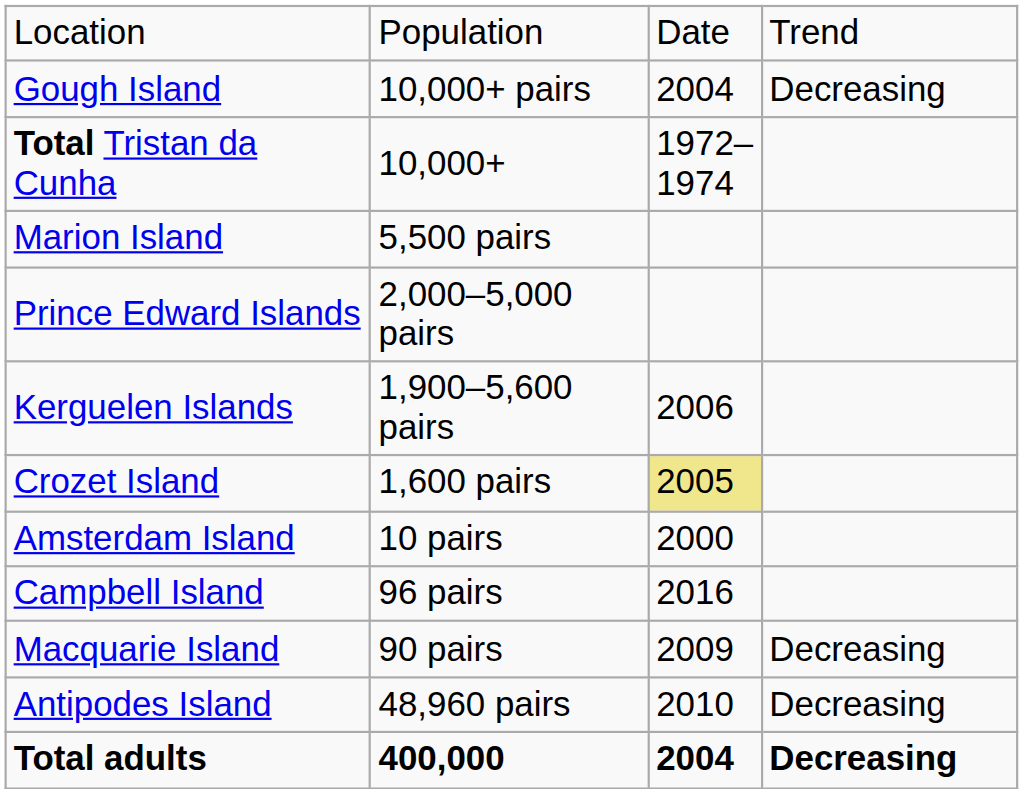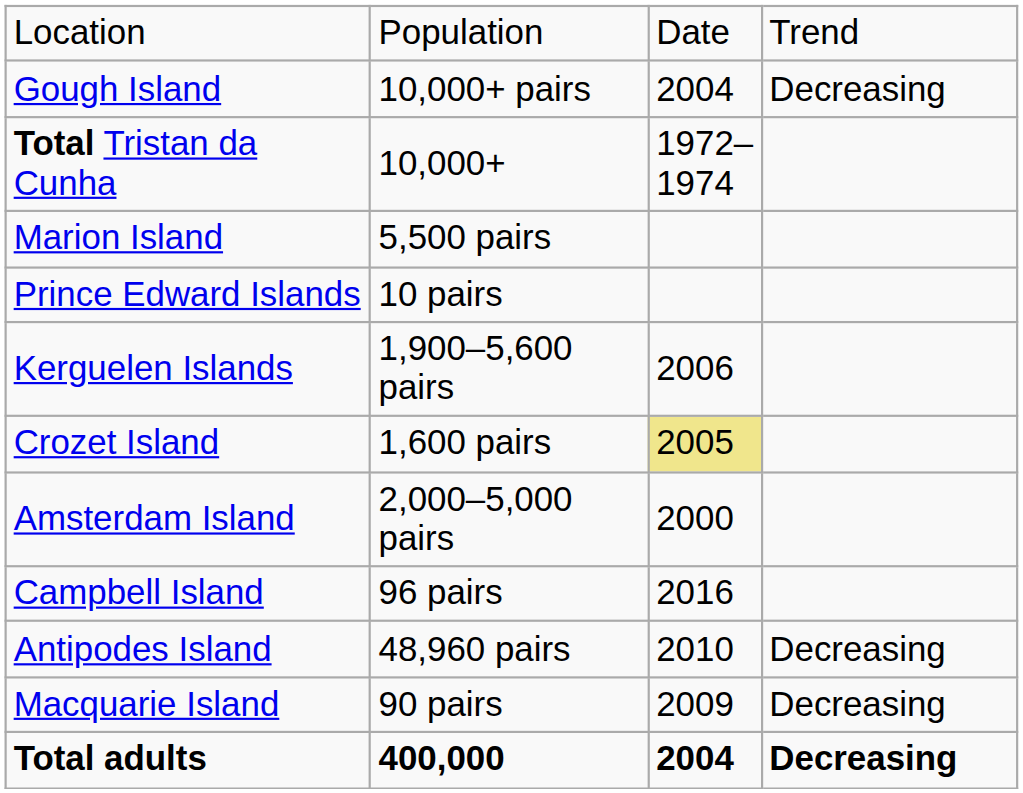(476, 313) 2,000–5,000 pairs -> (441, 293) 10 pairs
(441, 537) 10 pairs -> (476, 518) 2,000–5,000 pairs
rows swapped: (146, 648) <-> (143, 703)
